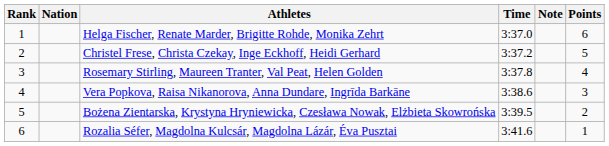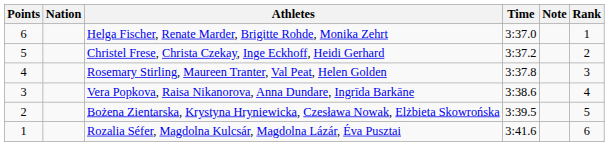columns swapped: (22, 14) <-> (585, 14)
